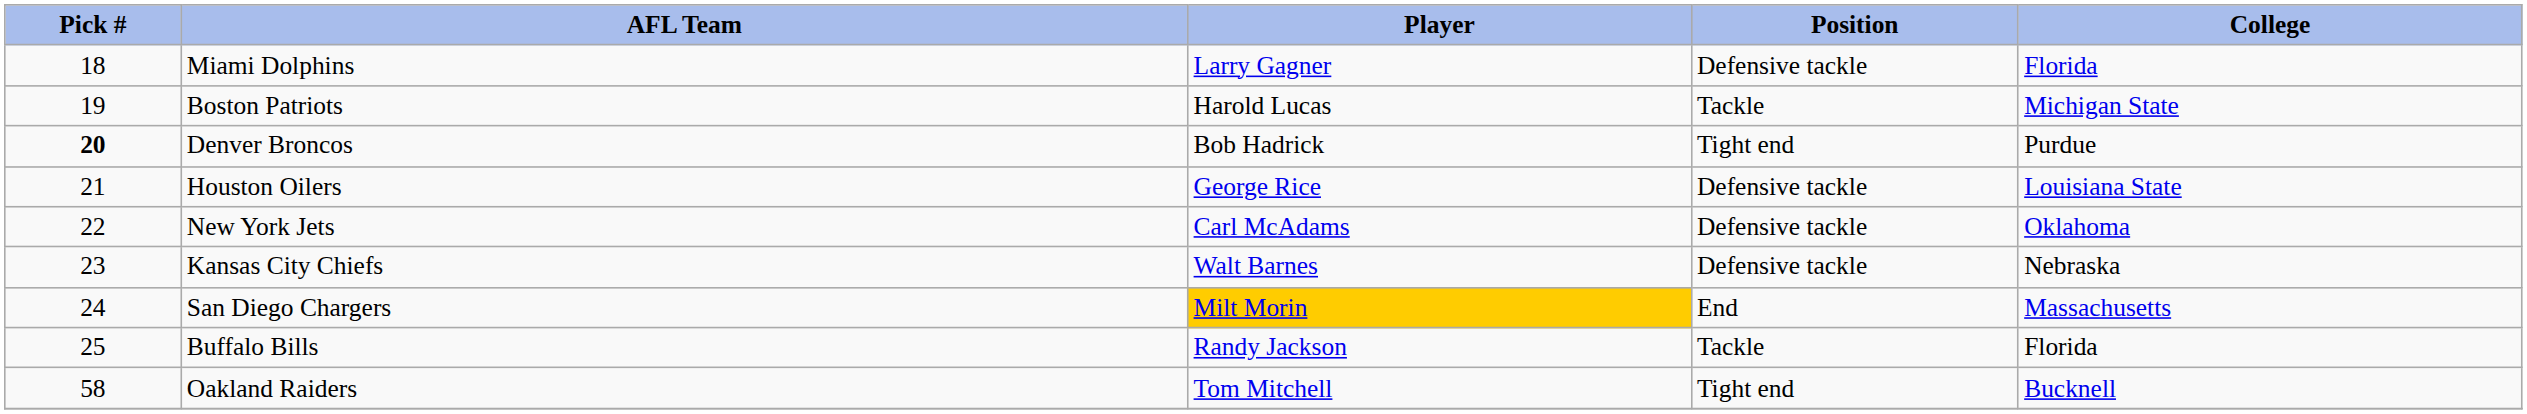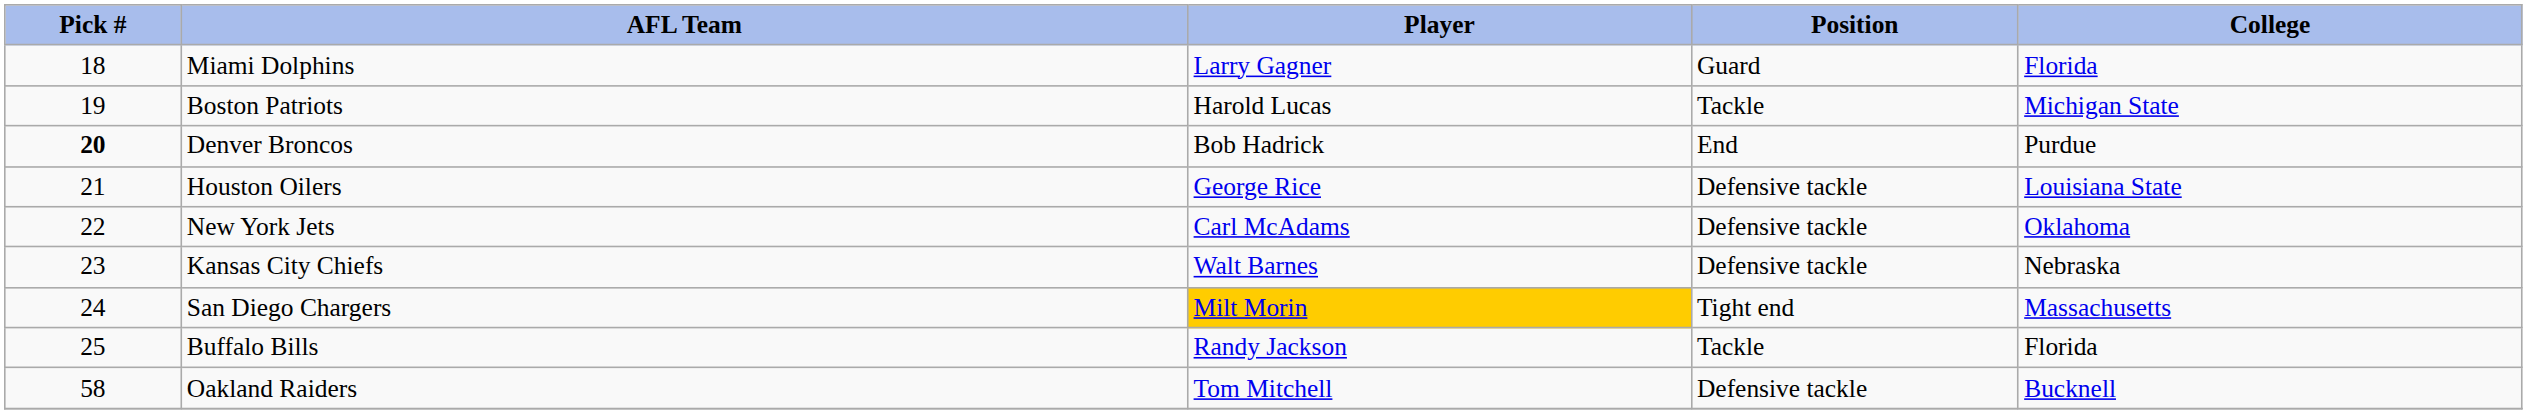(1782, 65) Defensive tackle -> (1729, 65) Guard
(1746, 145) Tight end -> (1717, 145) End
(1717, 307) End -> (1746, 307) Tight end
(1746, 387) Tight end -> (1782, 387) Defensive tackle
